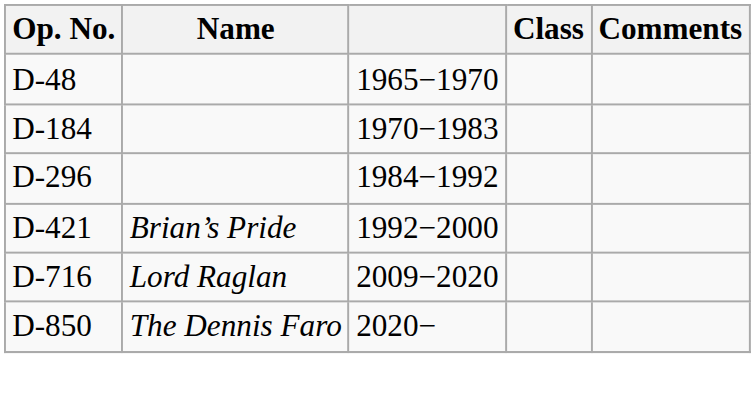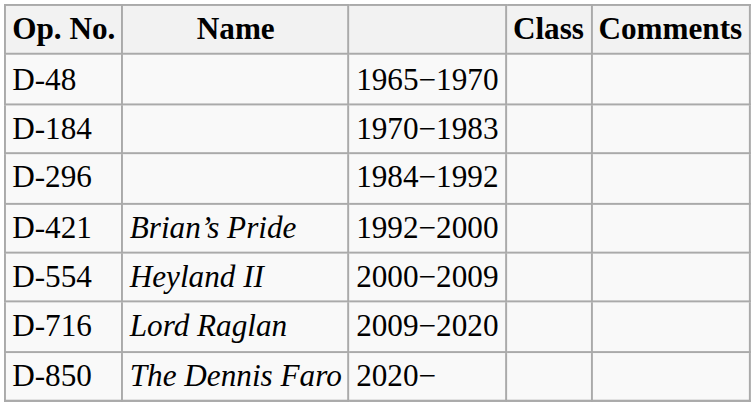+ row: (52, 276)
